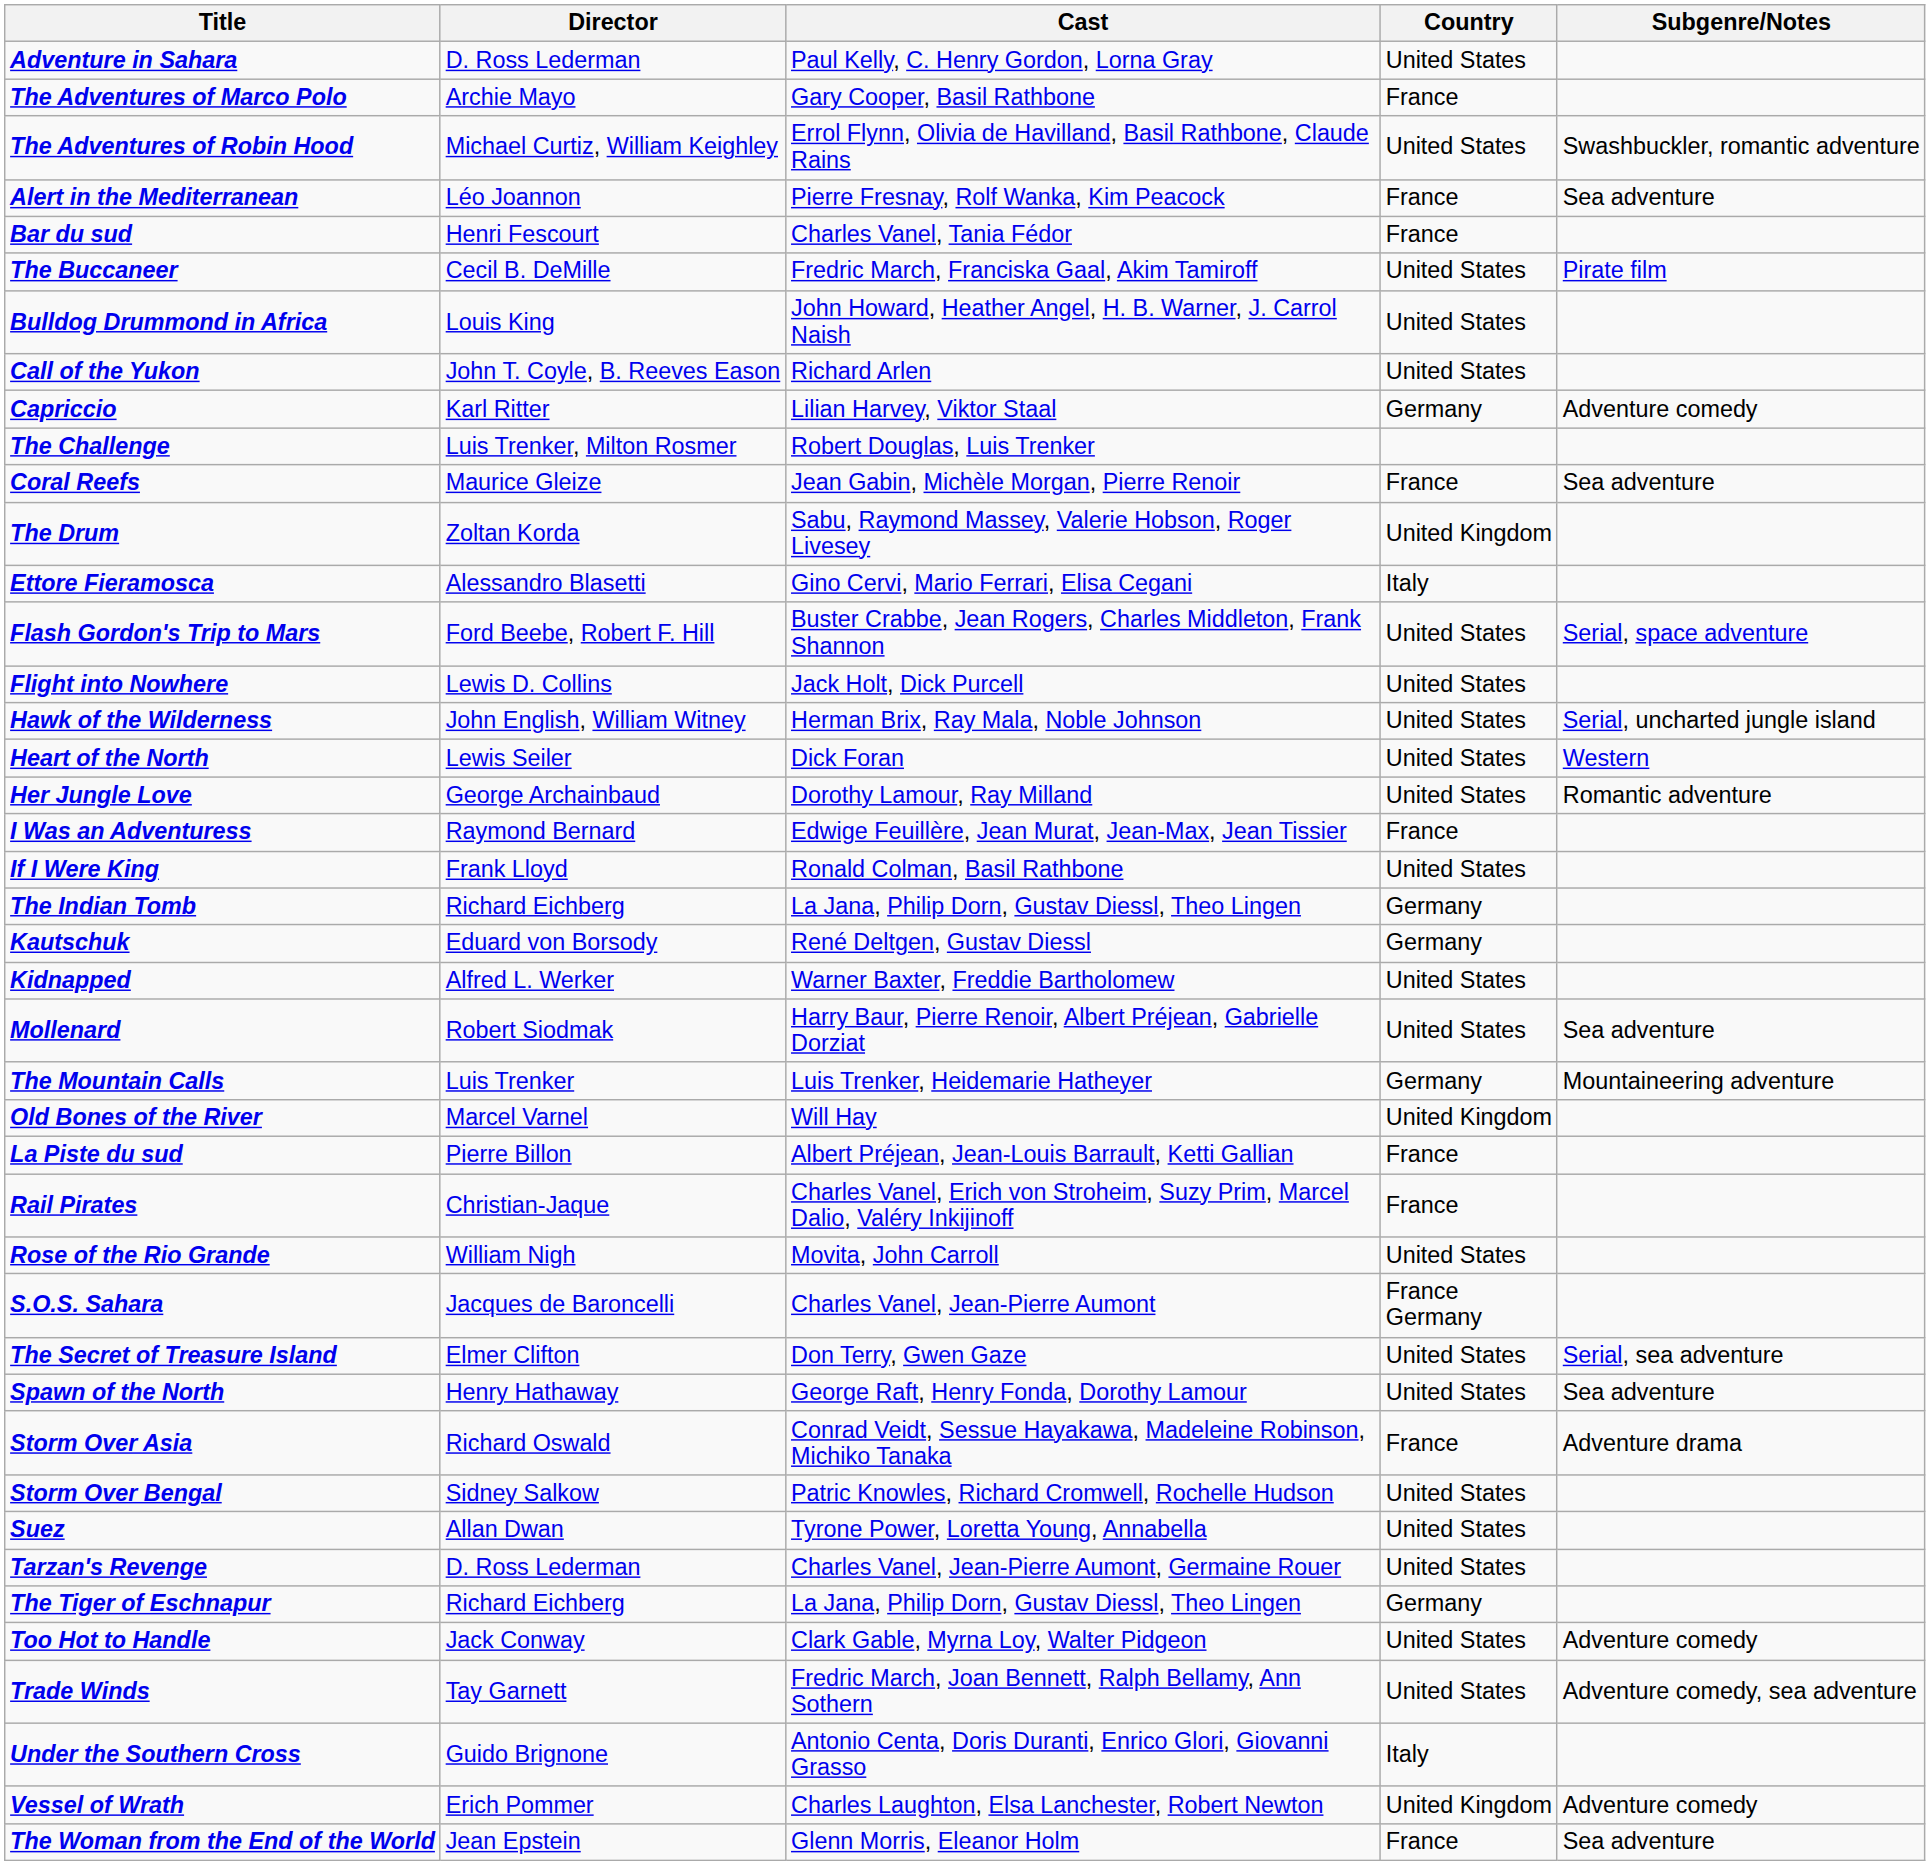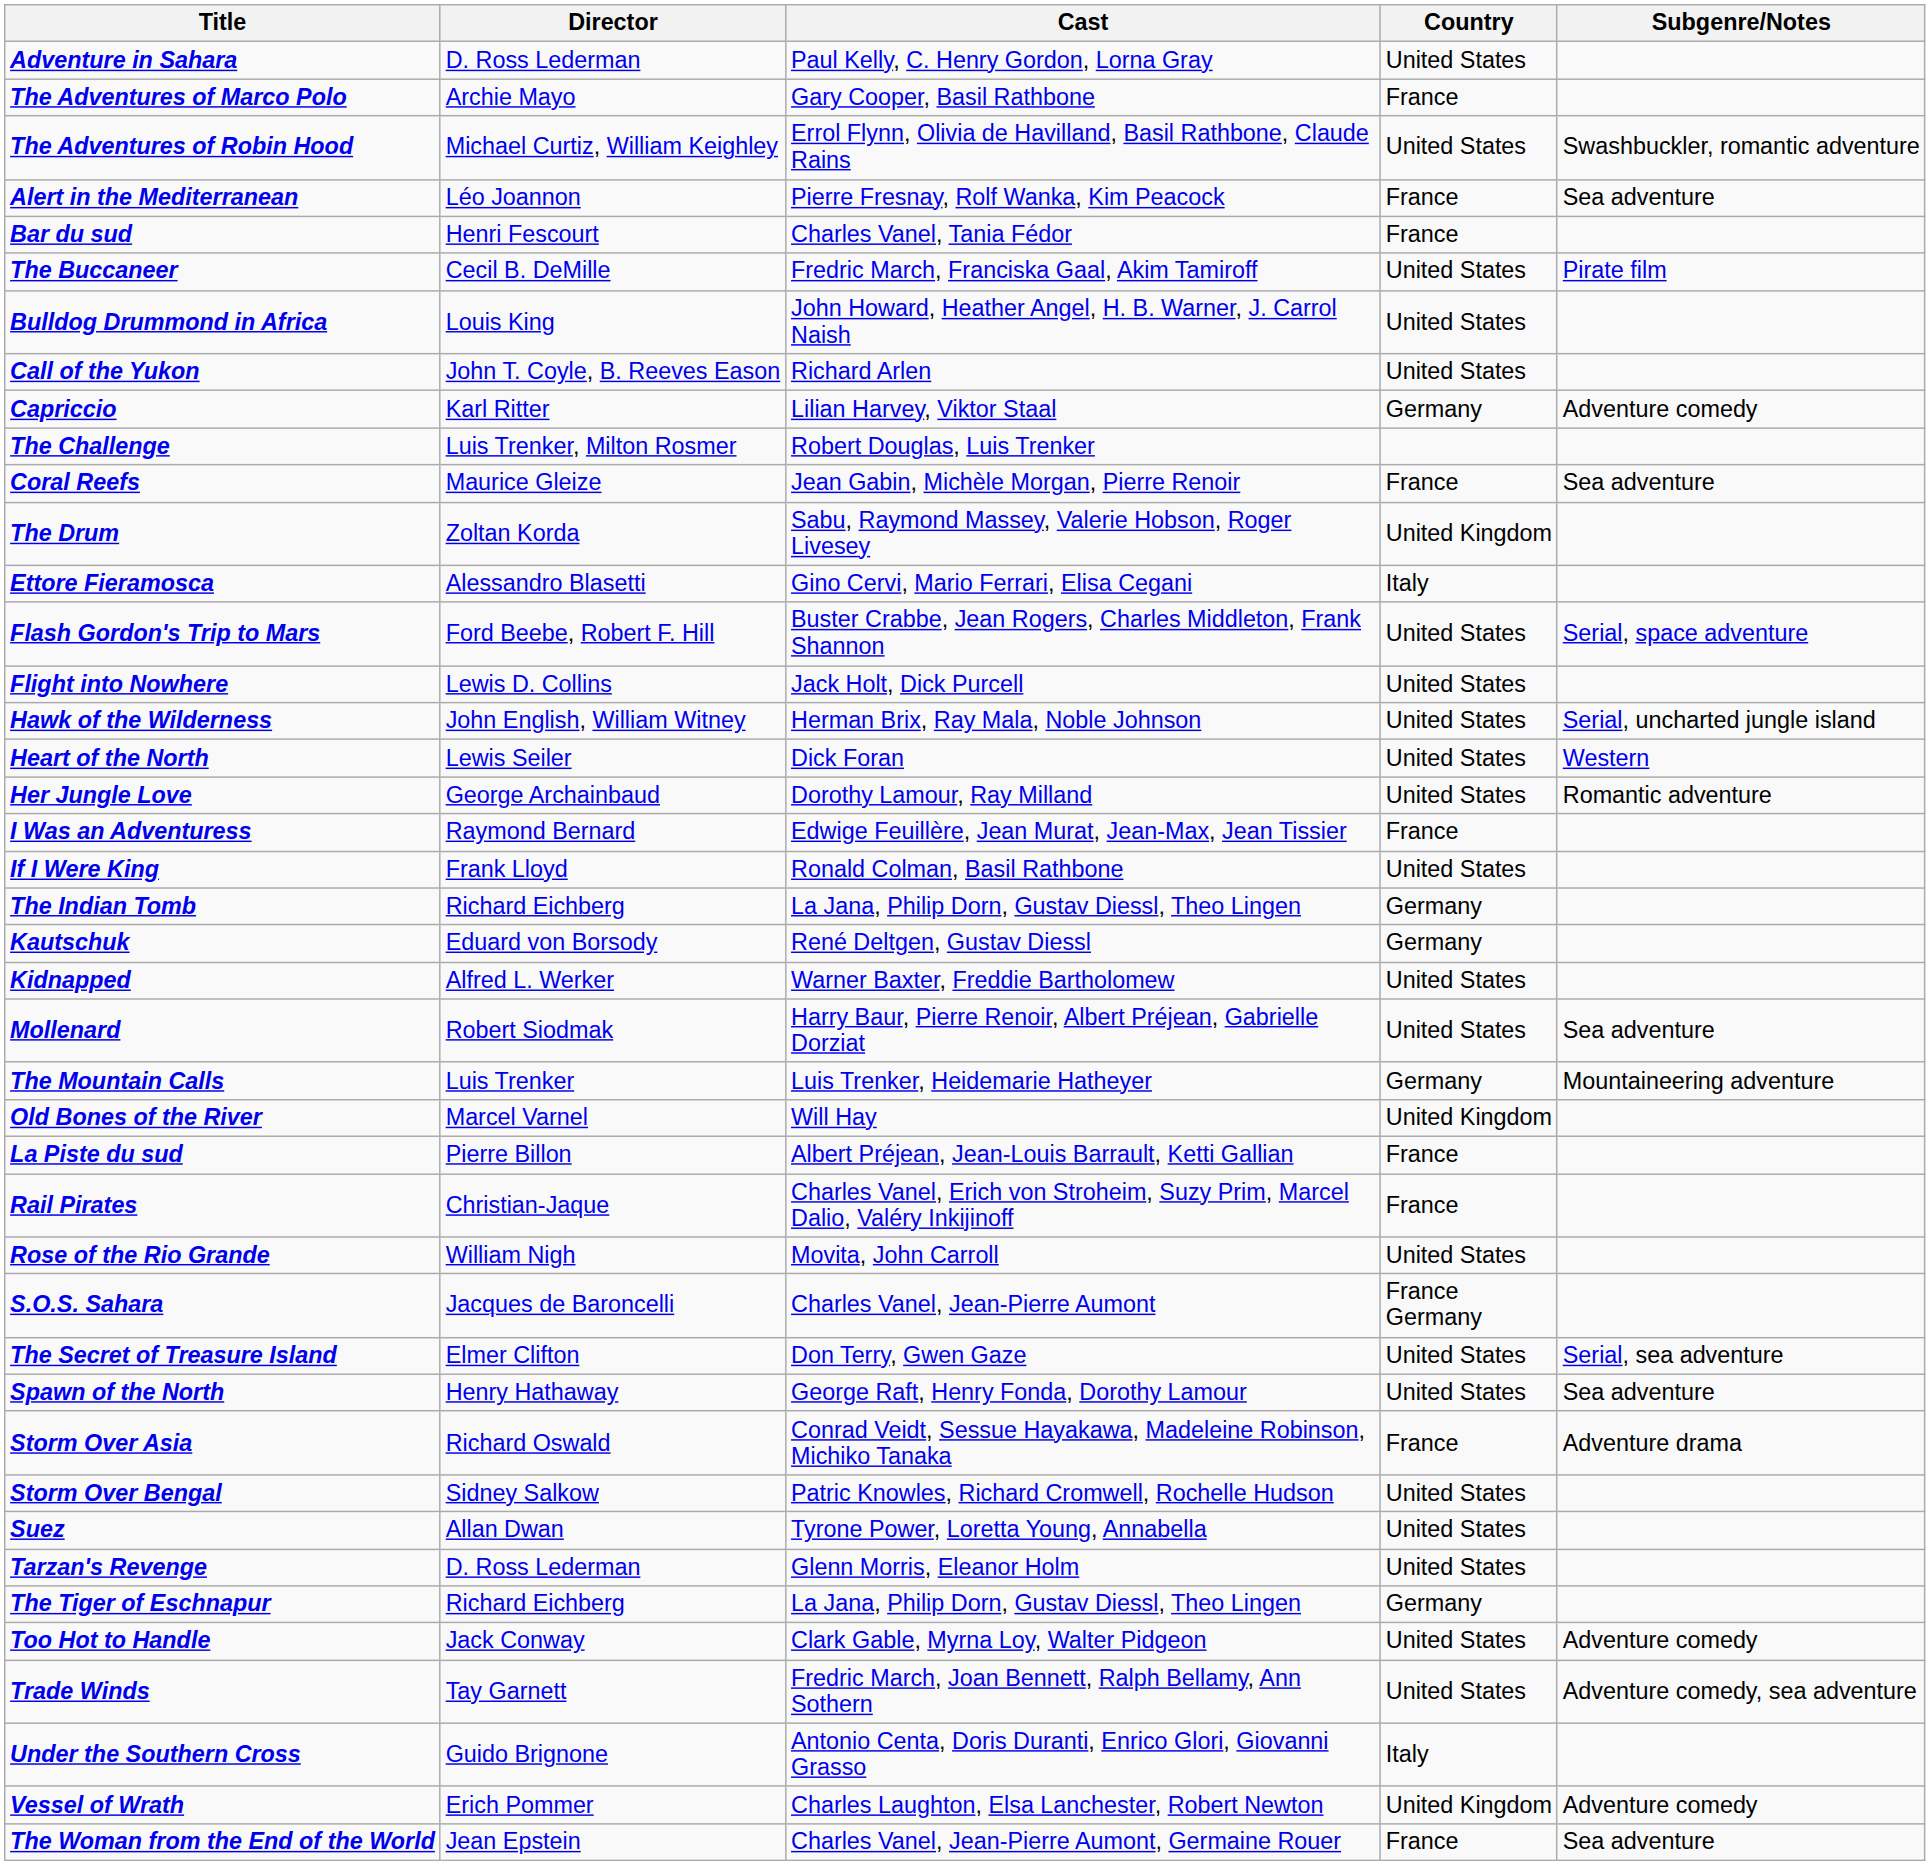(1066, 1566) Charles Vanel, Jean-Pierre Aumont, Germaine Rouer -> (935, 1566) Glenn Morris, Eleanor Holm
(935, 1841) Glenn Morris, Eleanor Holm -> (1066, 1841) Charles Vanel, Jean-Pierre Aumont, Germaine Rouer
